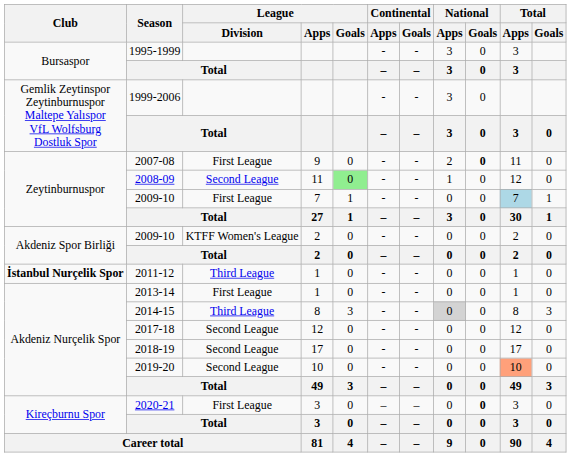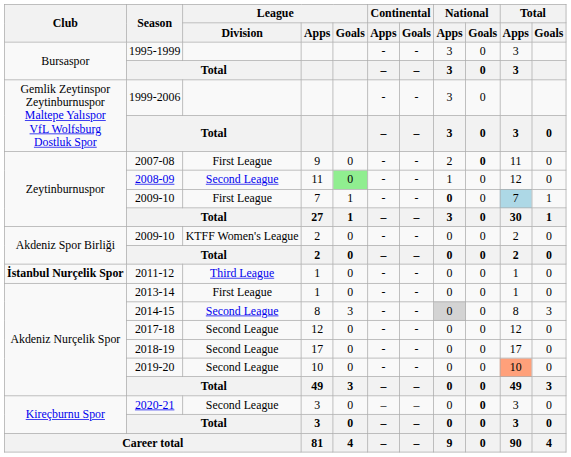(450, 198) normal -> (450, 198) bold
(242, 311) Third League -> (242, 311) Second League
(242, 405) First League -> (242, 405) Second League
